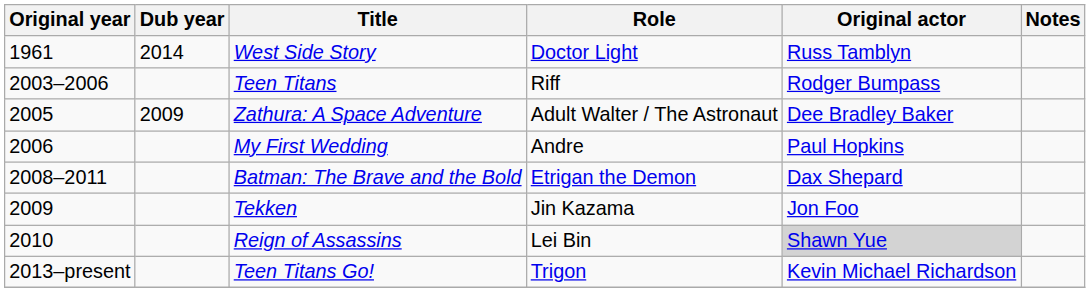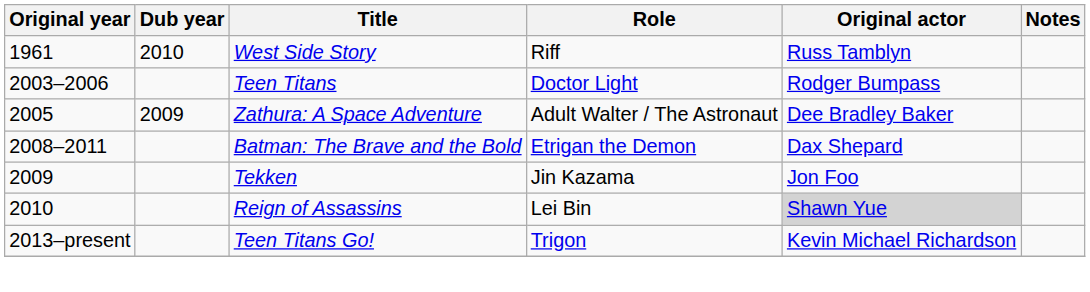(162, 51) 2014 -> (162, 51) 2010
(584, 51) Doctor Light -> (545, 51) Riff
(545, 83) Riff -> (584, 83) Doctor Light
- row: (311, 146)
